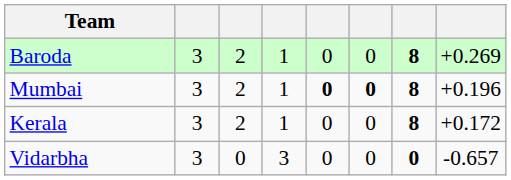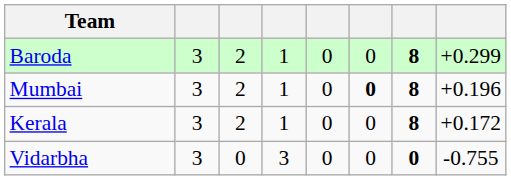(471, 55) +0.269 -> (471, 55) +0.299
(327, 89) bold -> (327, 89) normal
(471, 157) -0.657 -> (471, 157) -0.755
